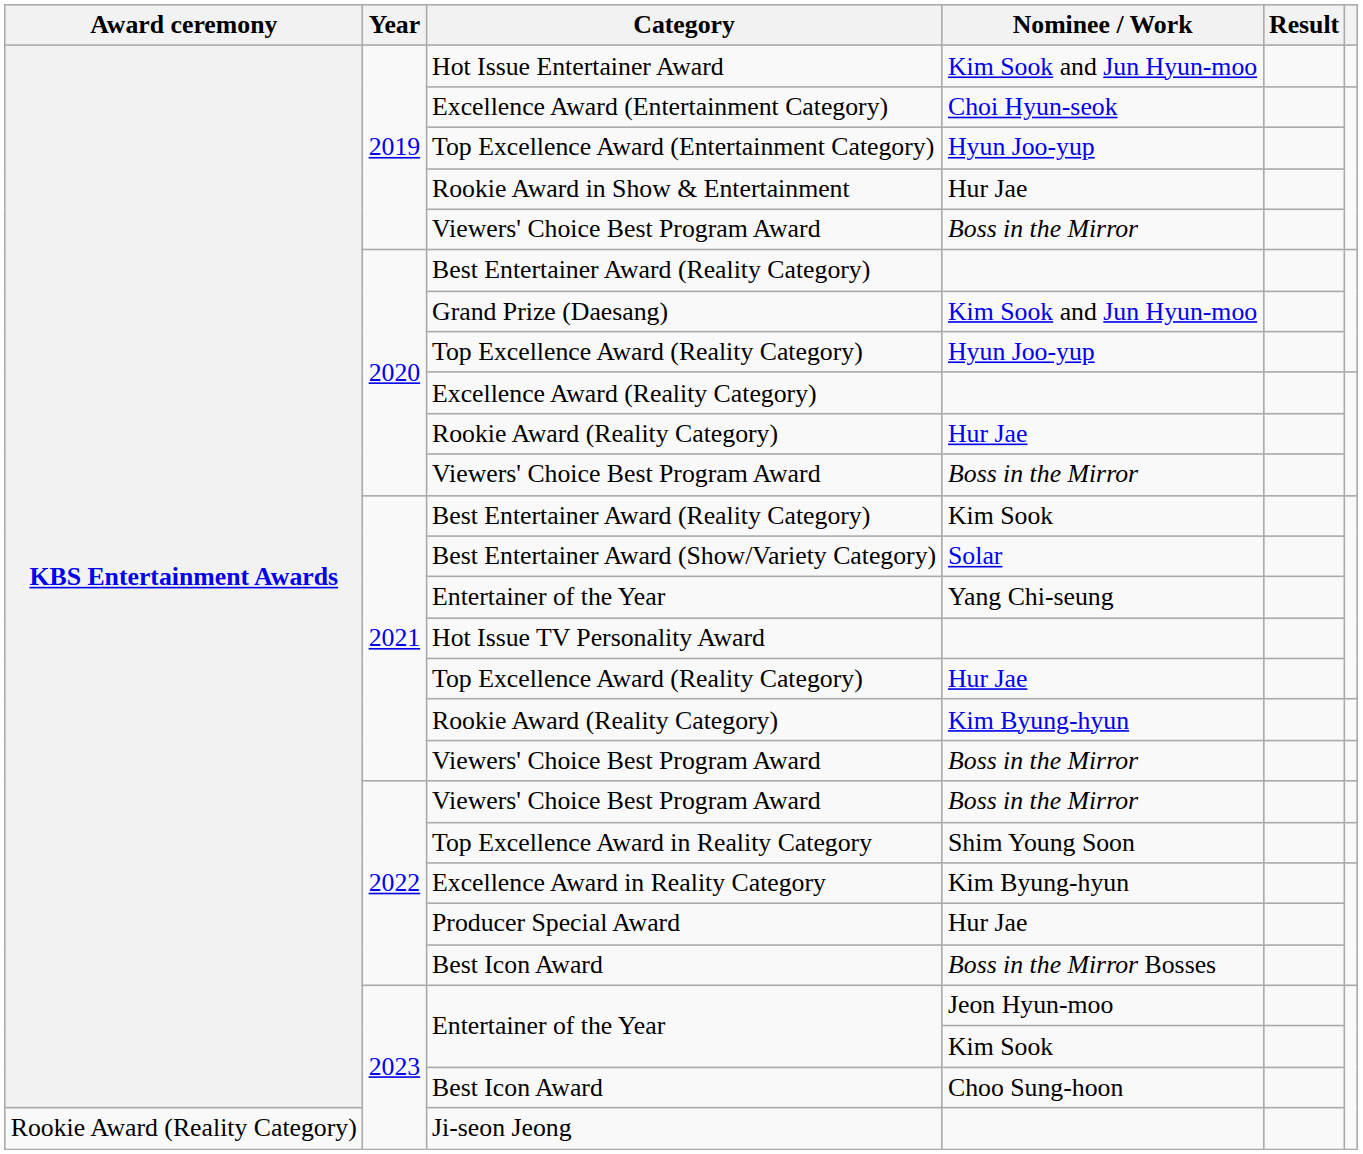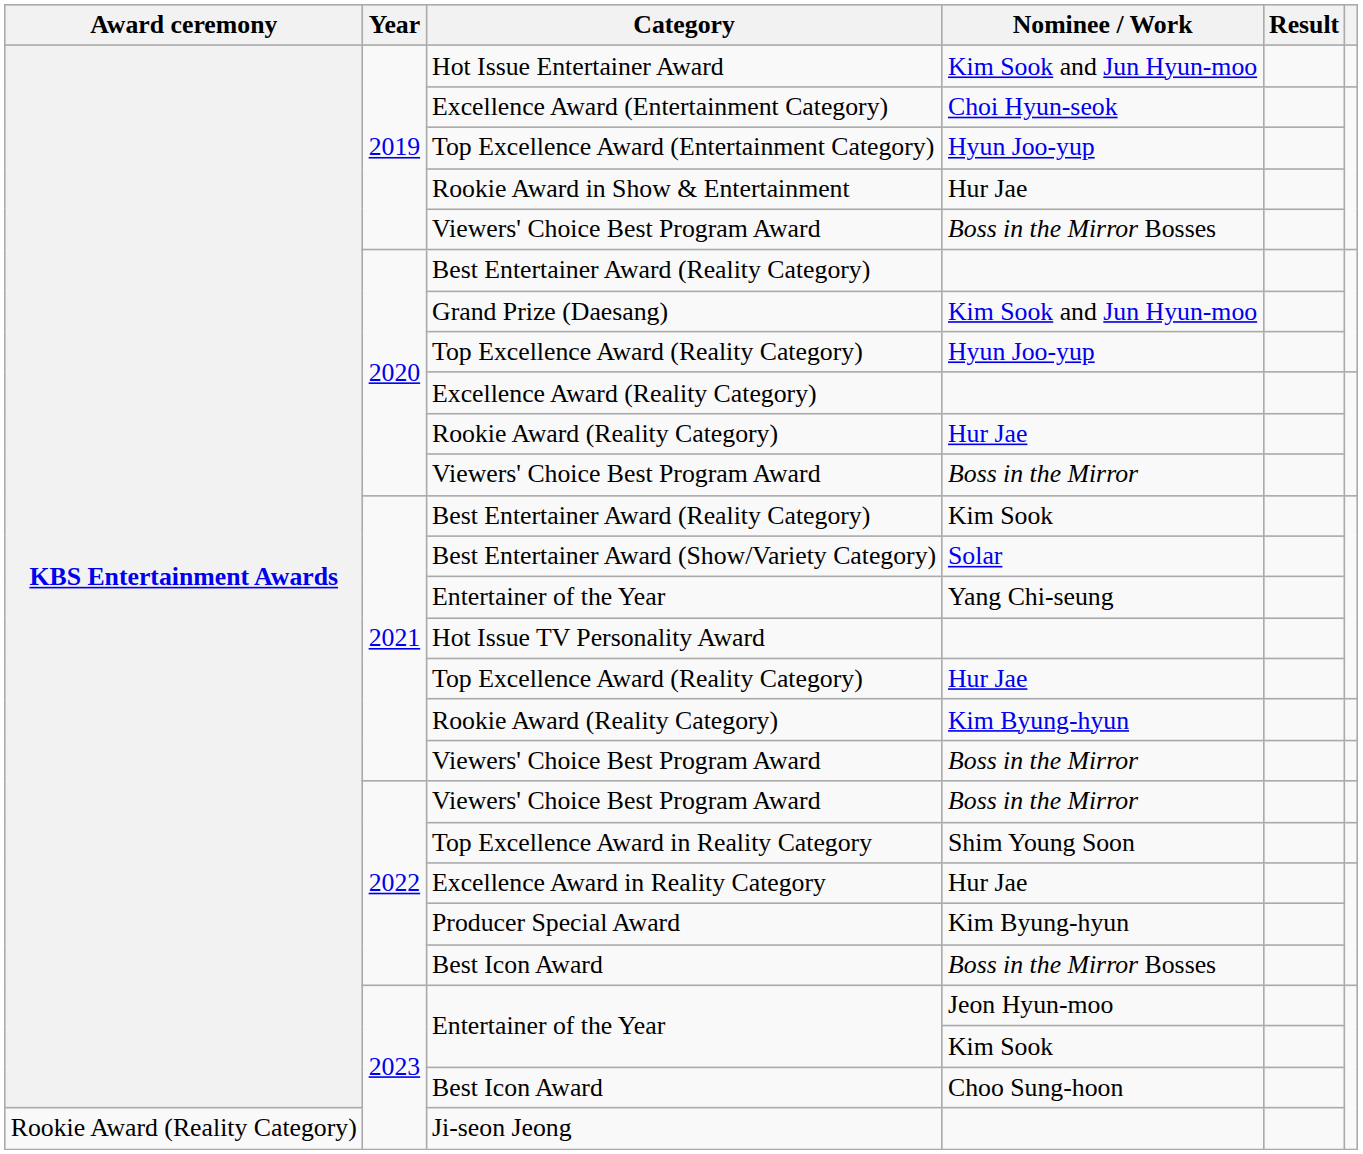(1043, 229) Boss in the Mirror -> (1082, 229) Boss in the Mirror Bosses
(1039, 882) Kim Byung-hyun -> (988, 882) Hur Jae
(988, 923) Hur Jae -> (1039, 923) Kim Byung-hyun
